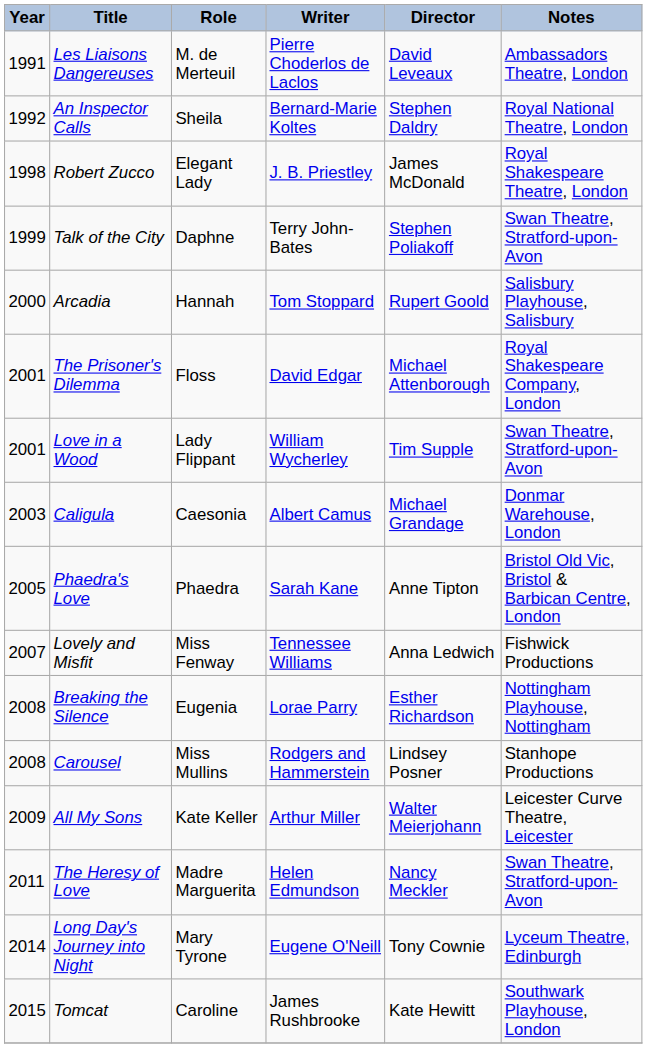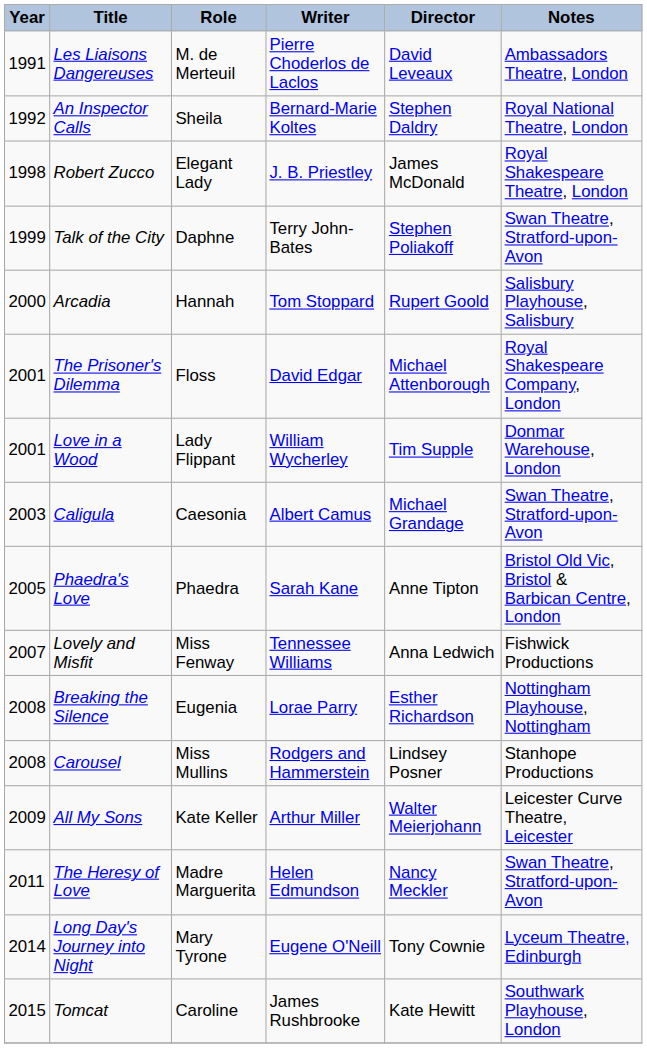(561, 450) Swan Theatre, Stratford-upon-Avon -> (550, 450) Donmar Warehouse, London
(550, 514) Donmar Warehouse, London -> (561, 514) Swan Theatre, Stratford-upon-Avon
